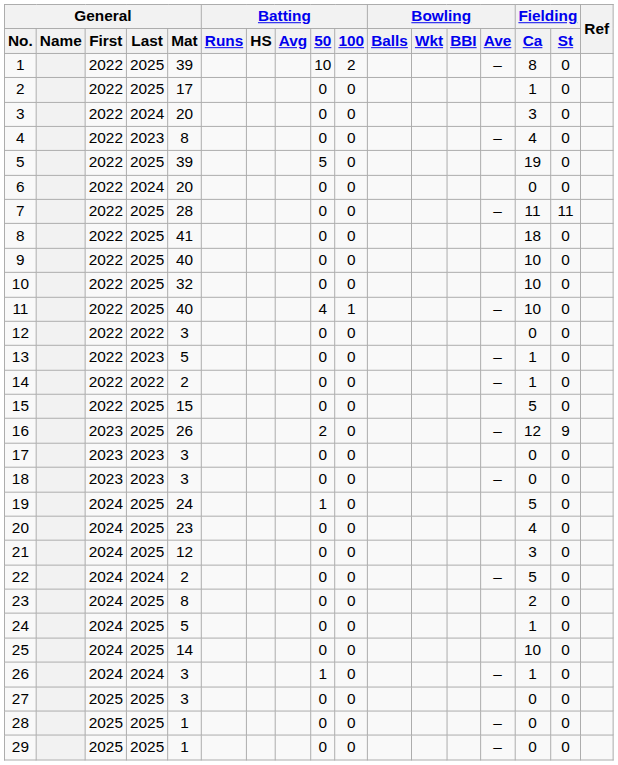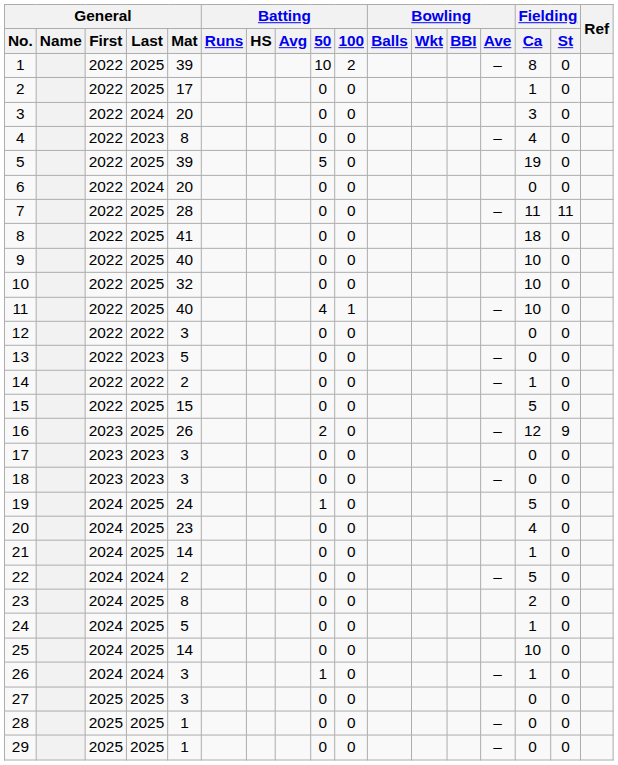(533, 357) 1 -> (533, 357) 0
(184, 552) 12 -> (184, 552) 14
(533, 552) 3 -> (533, 552) 1
